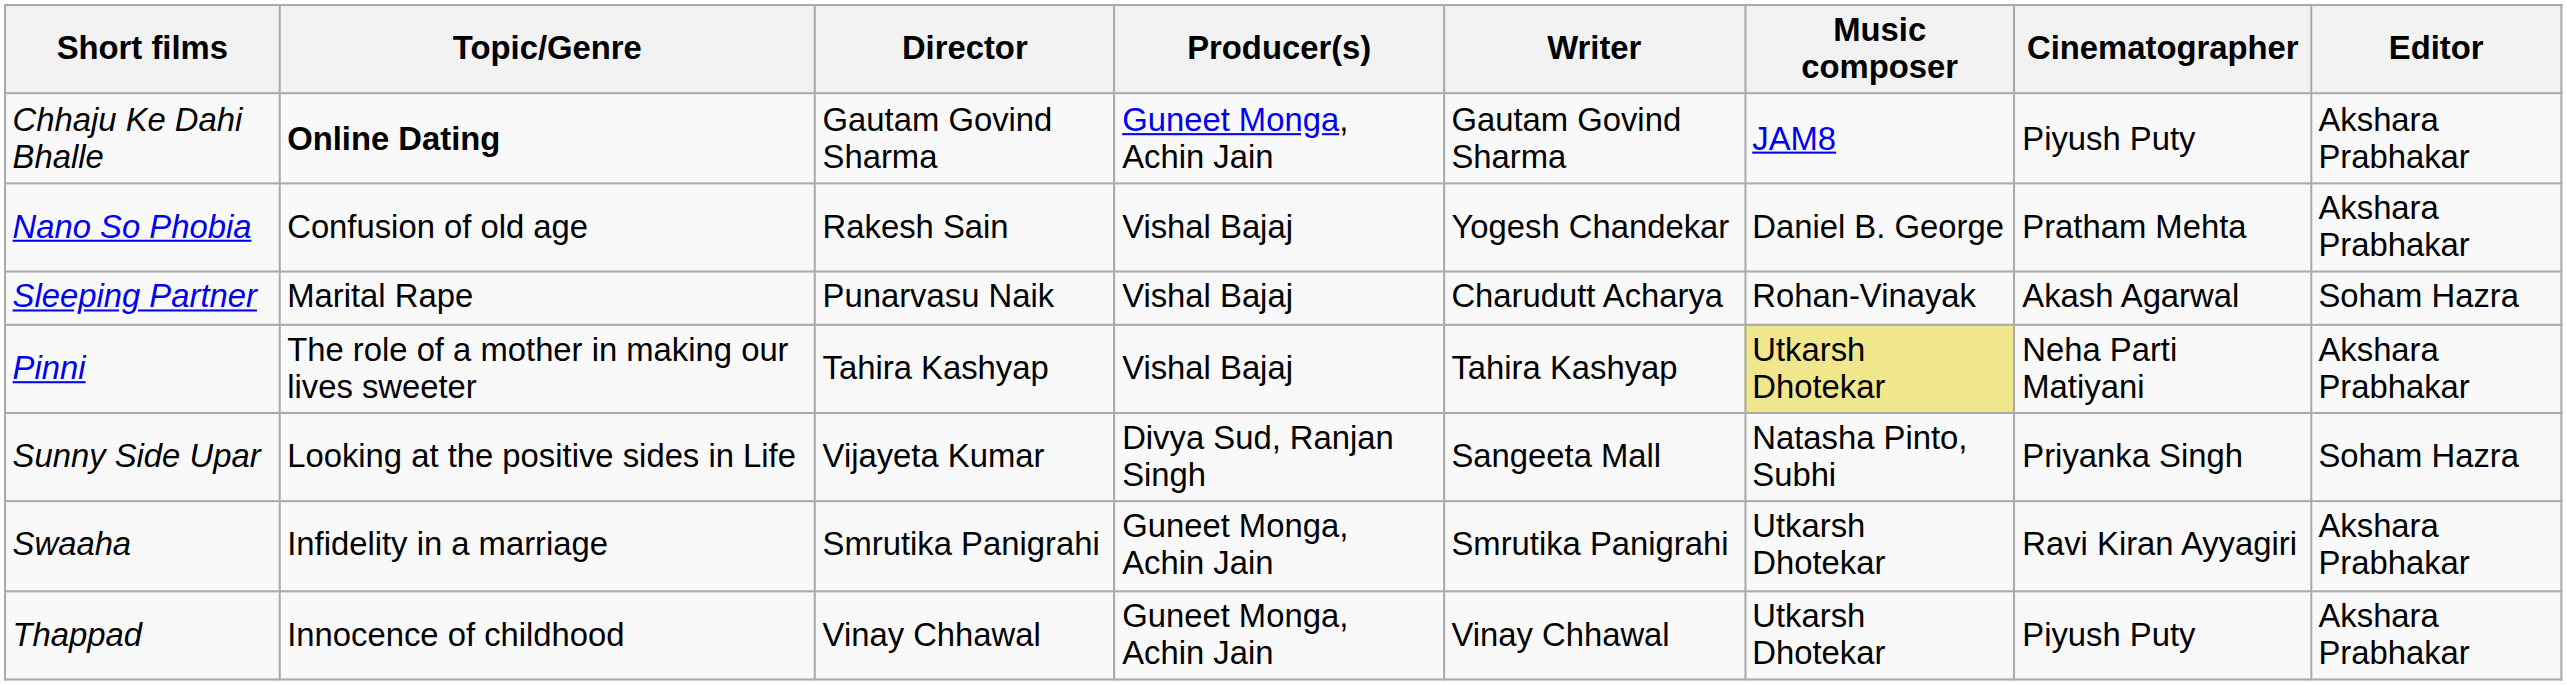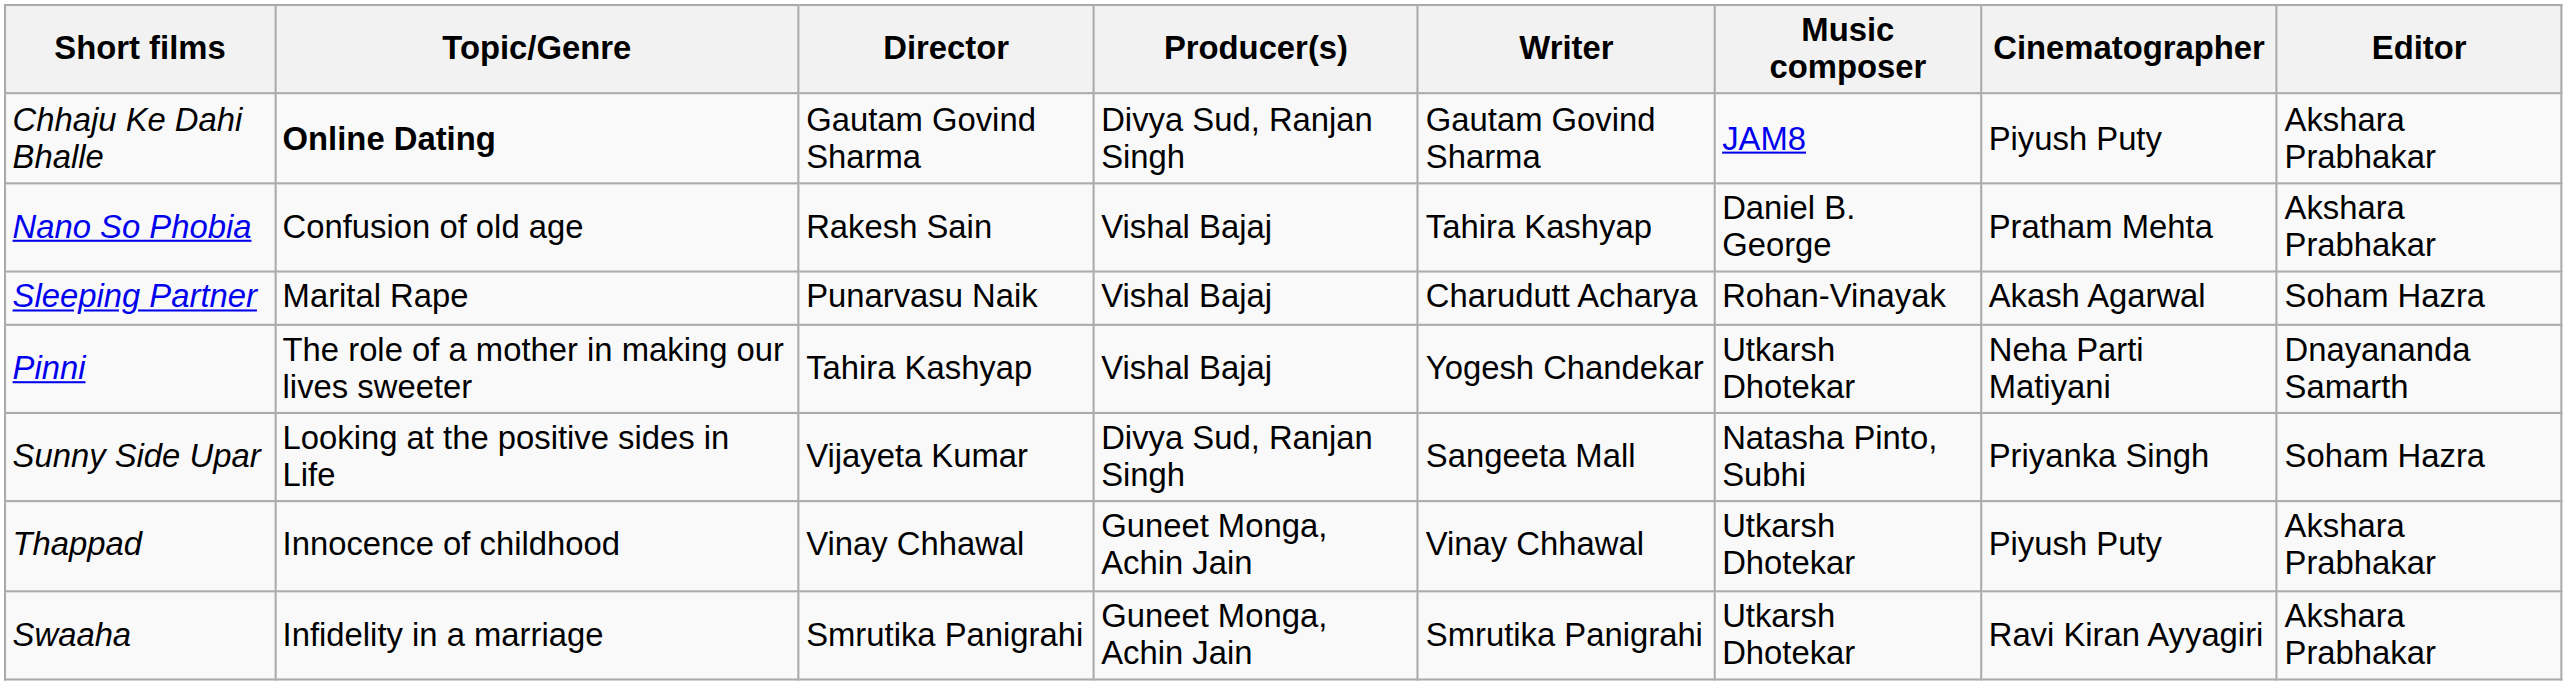(1235, 137) Guneet Monga, Achin Jain -> (1237, 137) Divya Sud, Ranjan Singh
(1590, 226) Yogesh Chandekar -> (1539, 226) Tahira Kashyap
(1564, 367) Tahira Kashyap -> (1565, 367) Yogesh Chandekar
(1819, 367) khaki background -> (1789, 367) no background
(2394, 367) Akshara Prabhakar -> (2378, 367) Dnayananda Samarth
rows swapped: (72, 545) <-> (77, 634)
